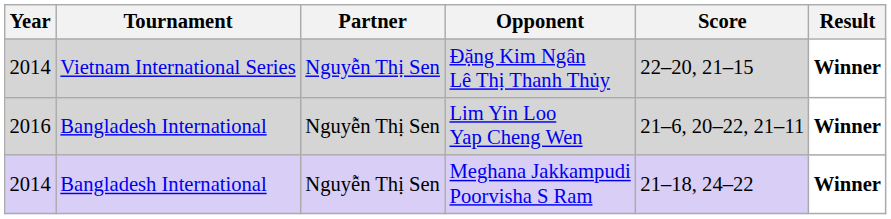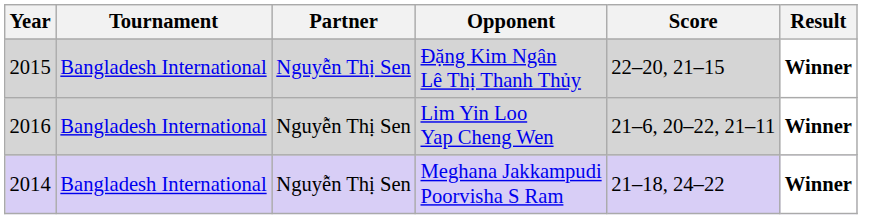(30, 67) 2014 -> (30, 67) 2015
(178, 67) Vietnam International Series -> (164, 67) Bangladesh International
